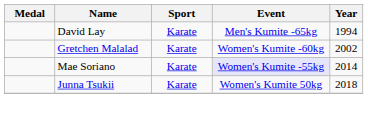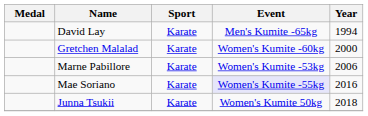(346, 48) 2002 -> (346, 48) 2000
+ row: (94, 66)
(346, 66) 2014 -> (346, 84) 2016
